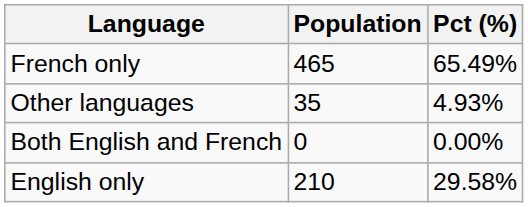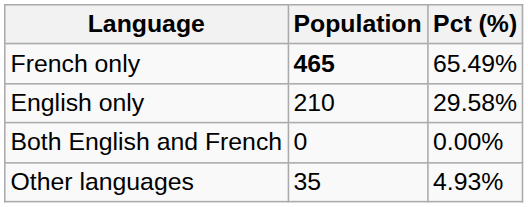(314, 63) normal -> (314, 63) bold
rows swapped: (77, 181) <-> (102, 102)
